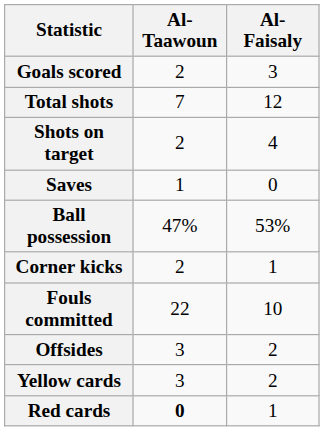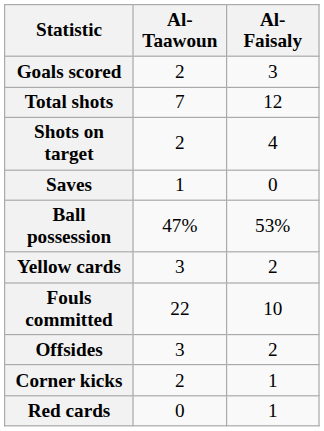rows swapped: (69, 267) <-> (69, 380)
(180, 410) bold -> (180, 410) normal
